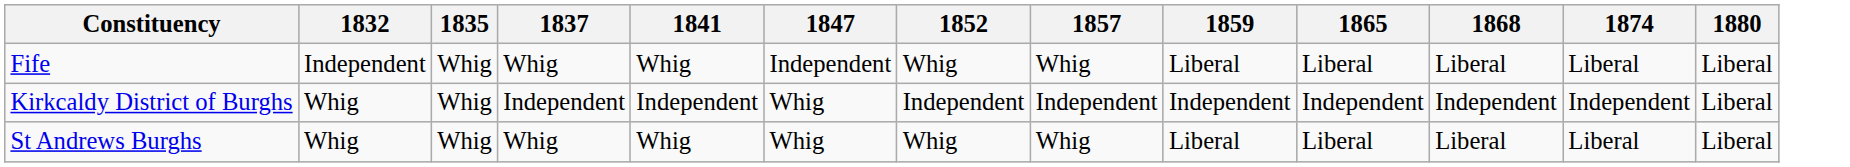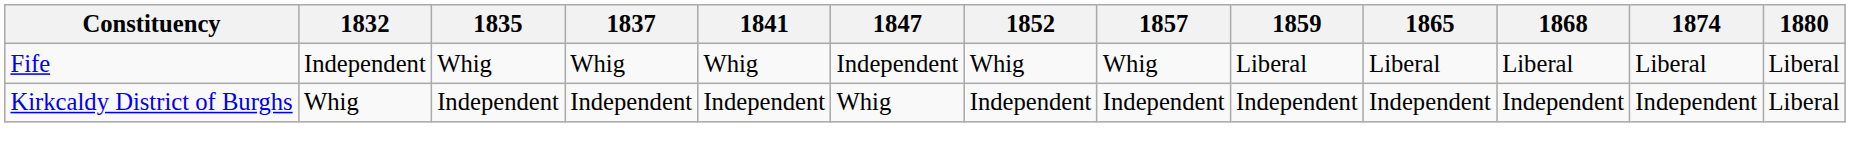(464, 102) Whig -> (498, 102) Independent
- row: (106, 141)
